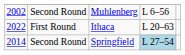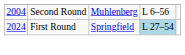(16, 12) 2002 -> (16, 12) 2004
- row: (103, 27)
(16, 42) 2014 -> (16, 27) 2024
(58, 42) Second Round -> (53, 27) First Round
